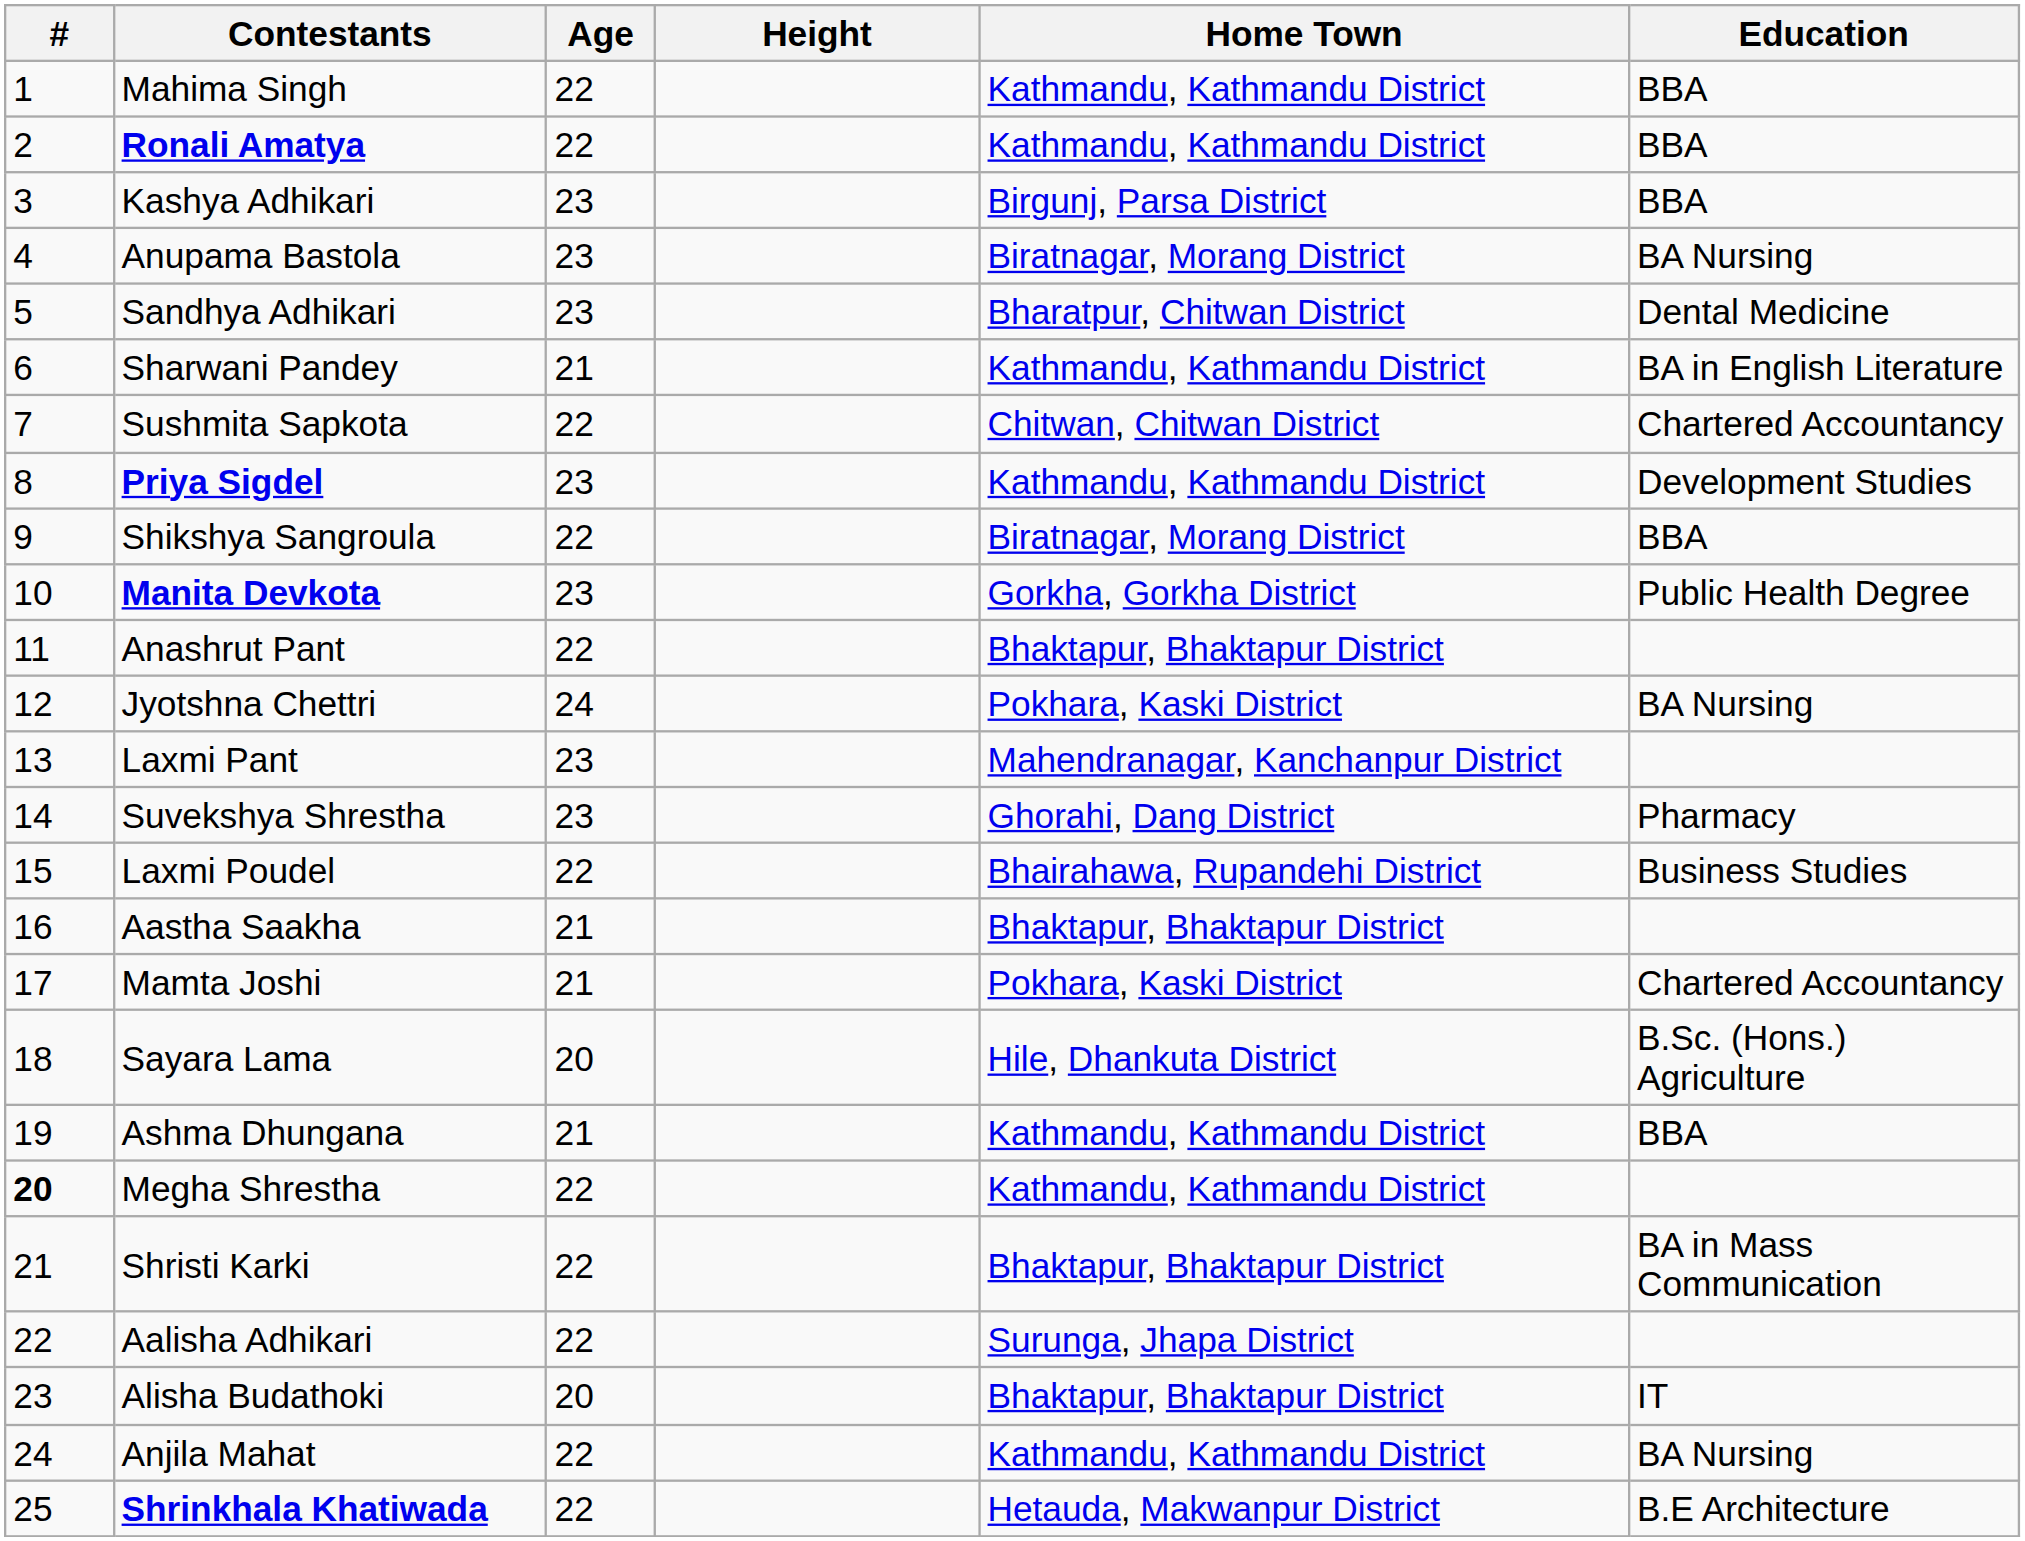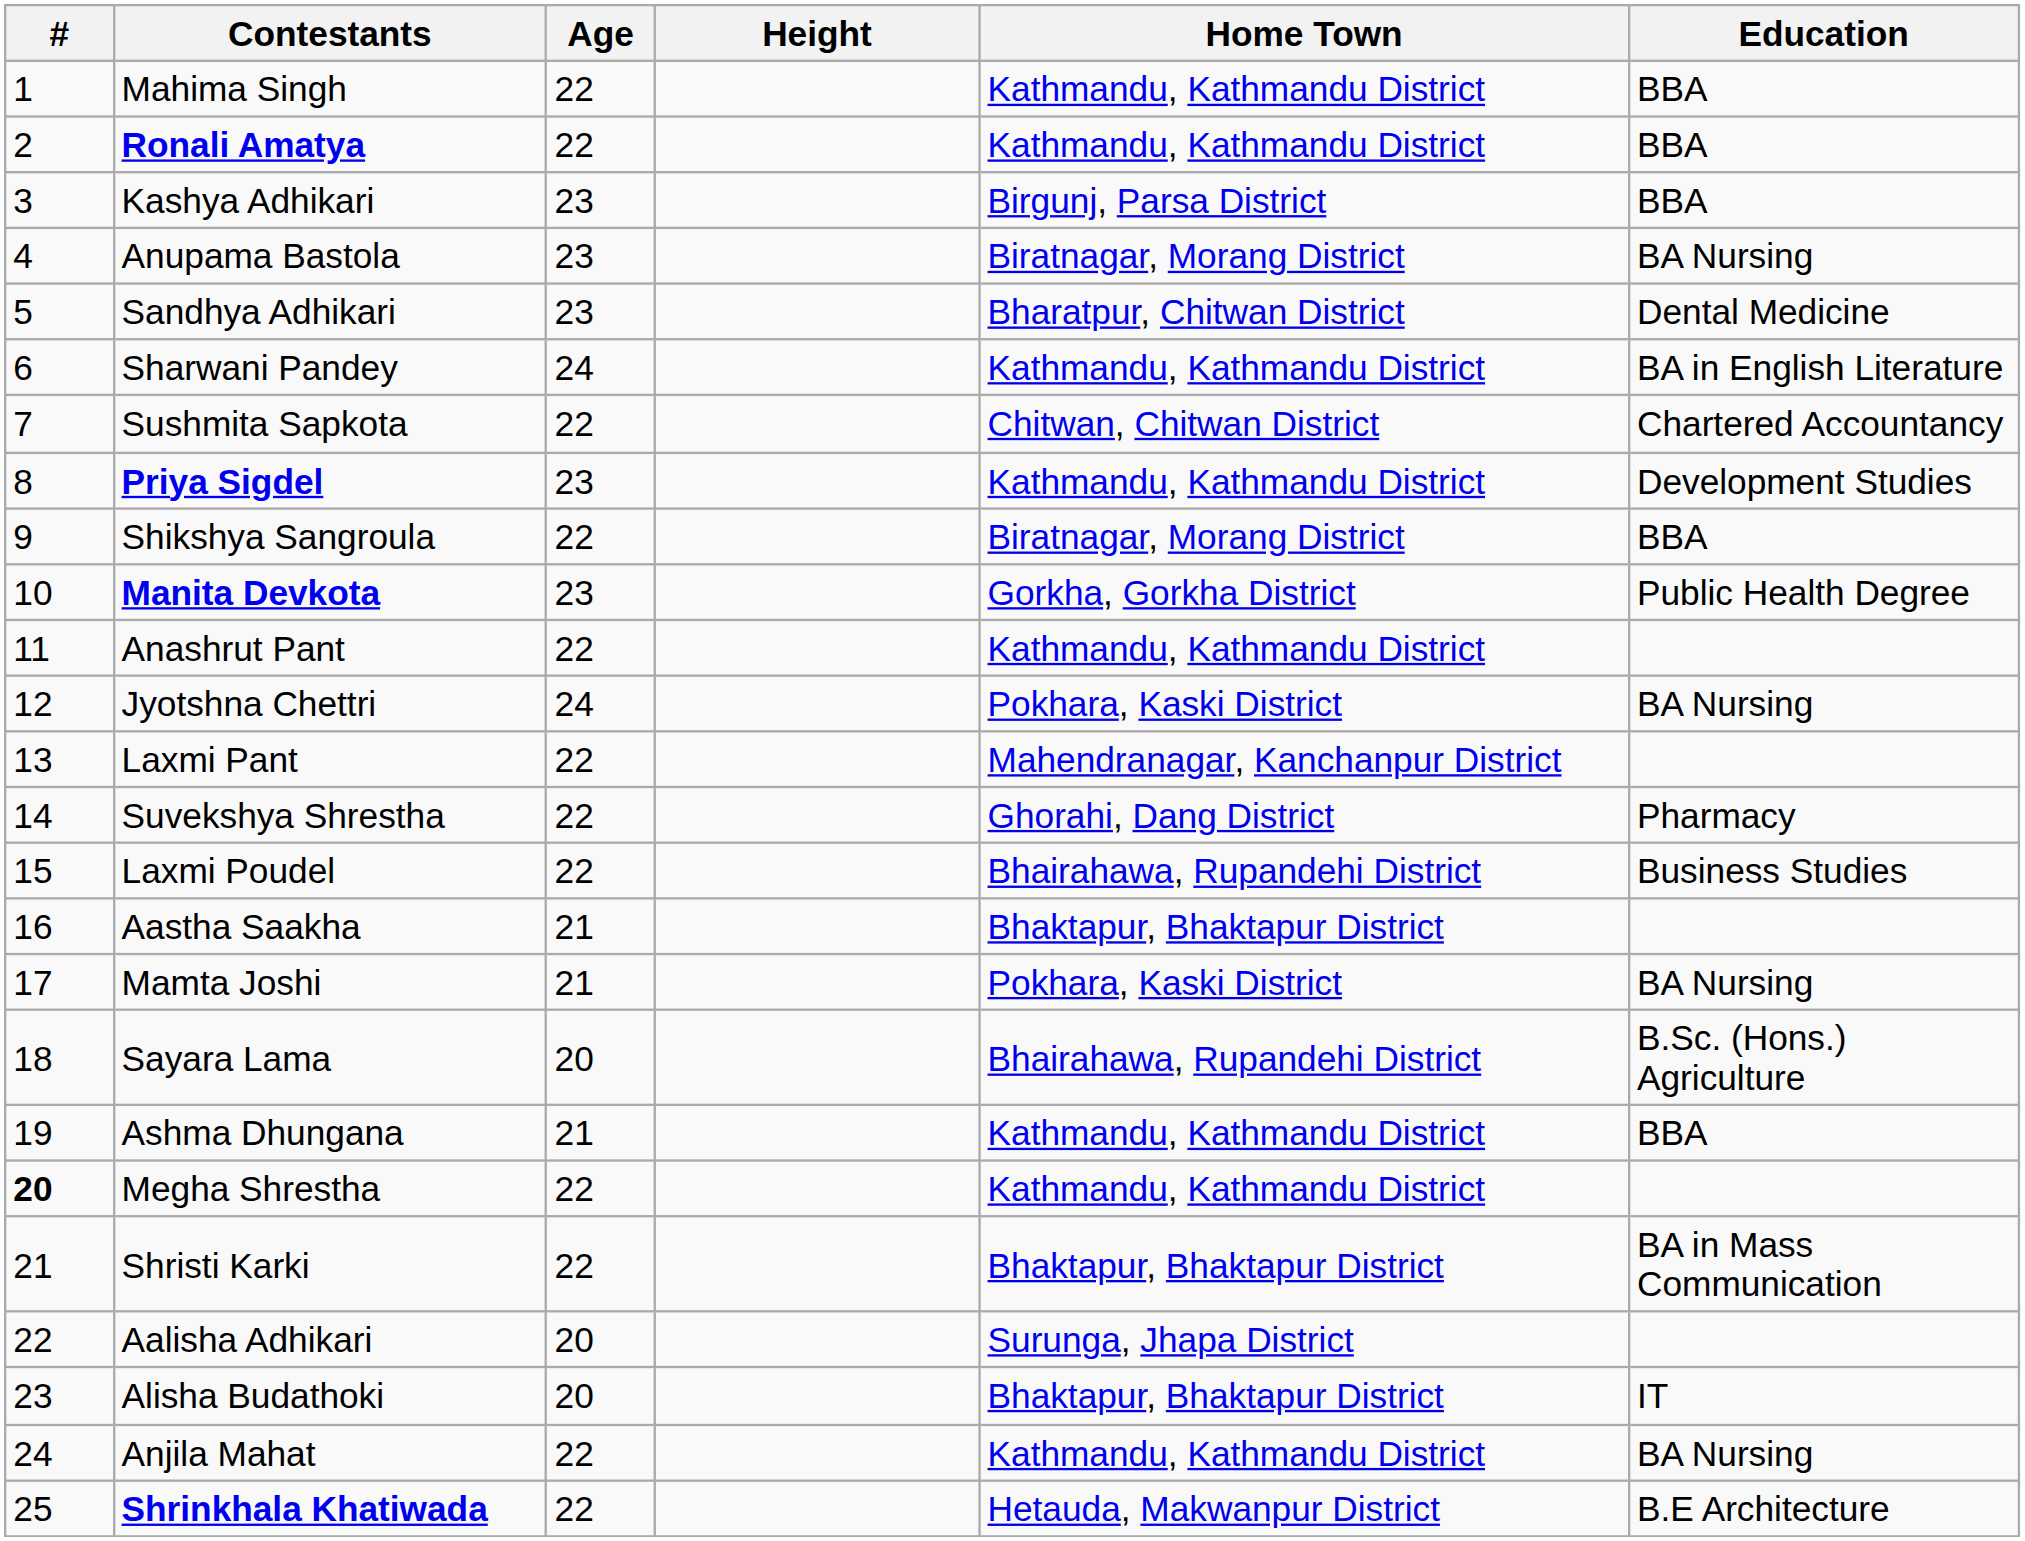(574, 368) 21 -> (574, 368) 24
(1216, 647) Bhaktapur, Bhaktapur District -> (1236, 647) Kathmandu, Kathmandu District
(574, 759) 23 -> (574, 759) 22
(574, 815) 23 -> (574, 815) 22
(1820, 982) Chartered Accountancy -> (1725, 982) BA Nursing
(1162, 1058) Hile, Dhankuta District -> (1234, 1058) Bhairahawa, Rupandehi District
(574, 1340) 22 -> (574, 1340) 20
